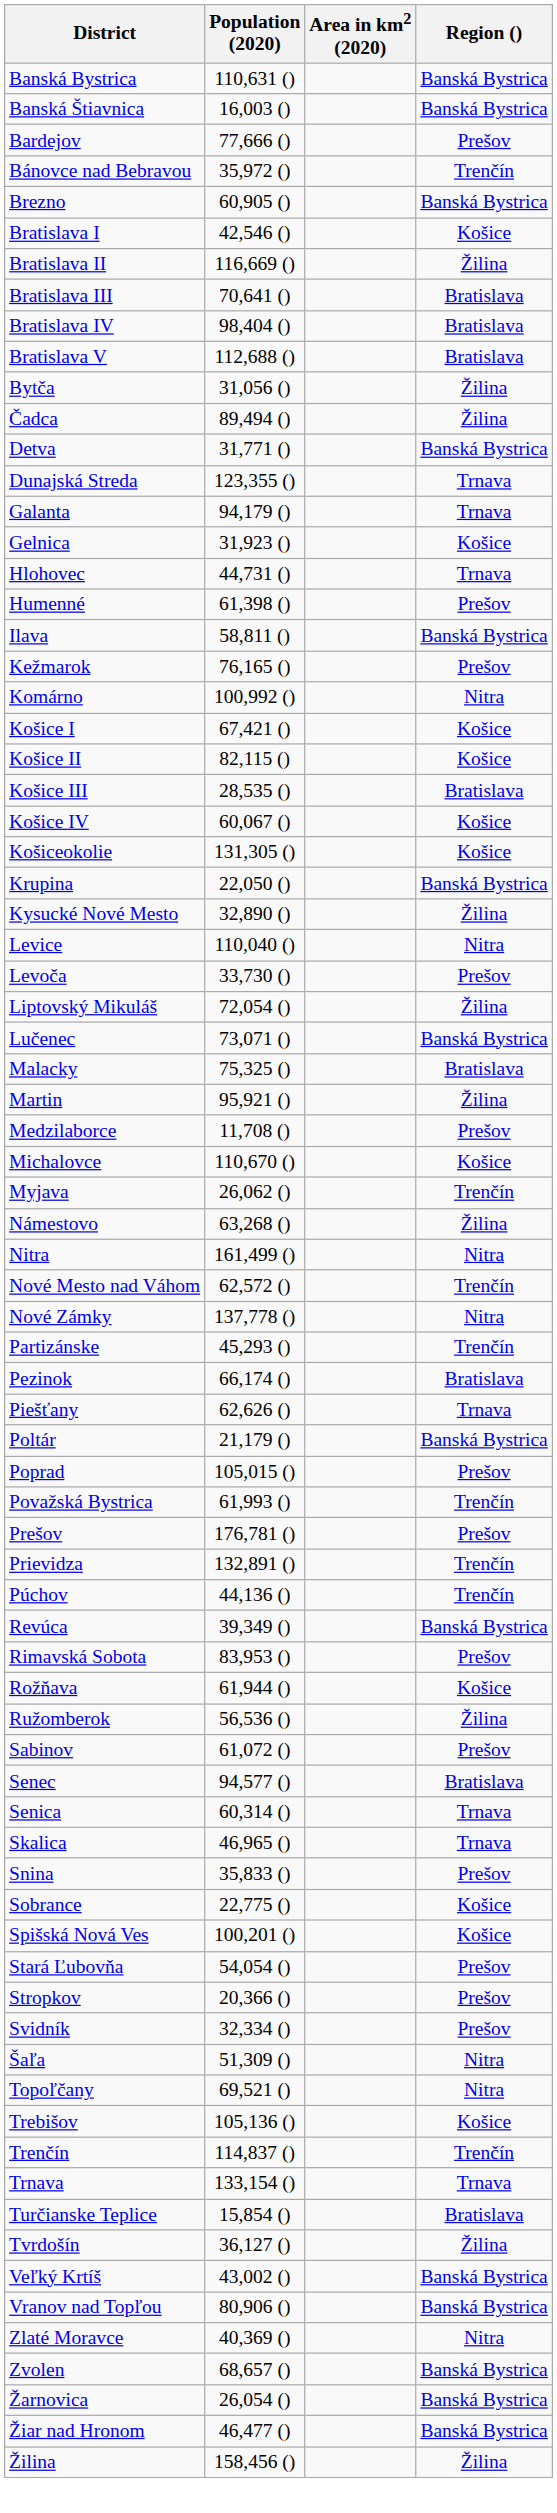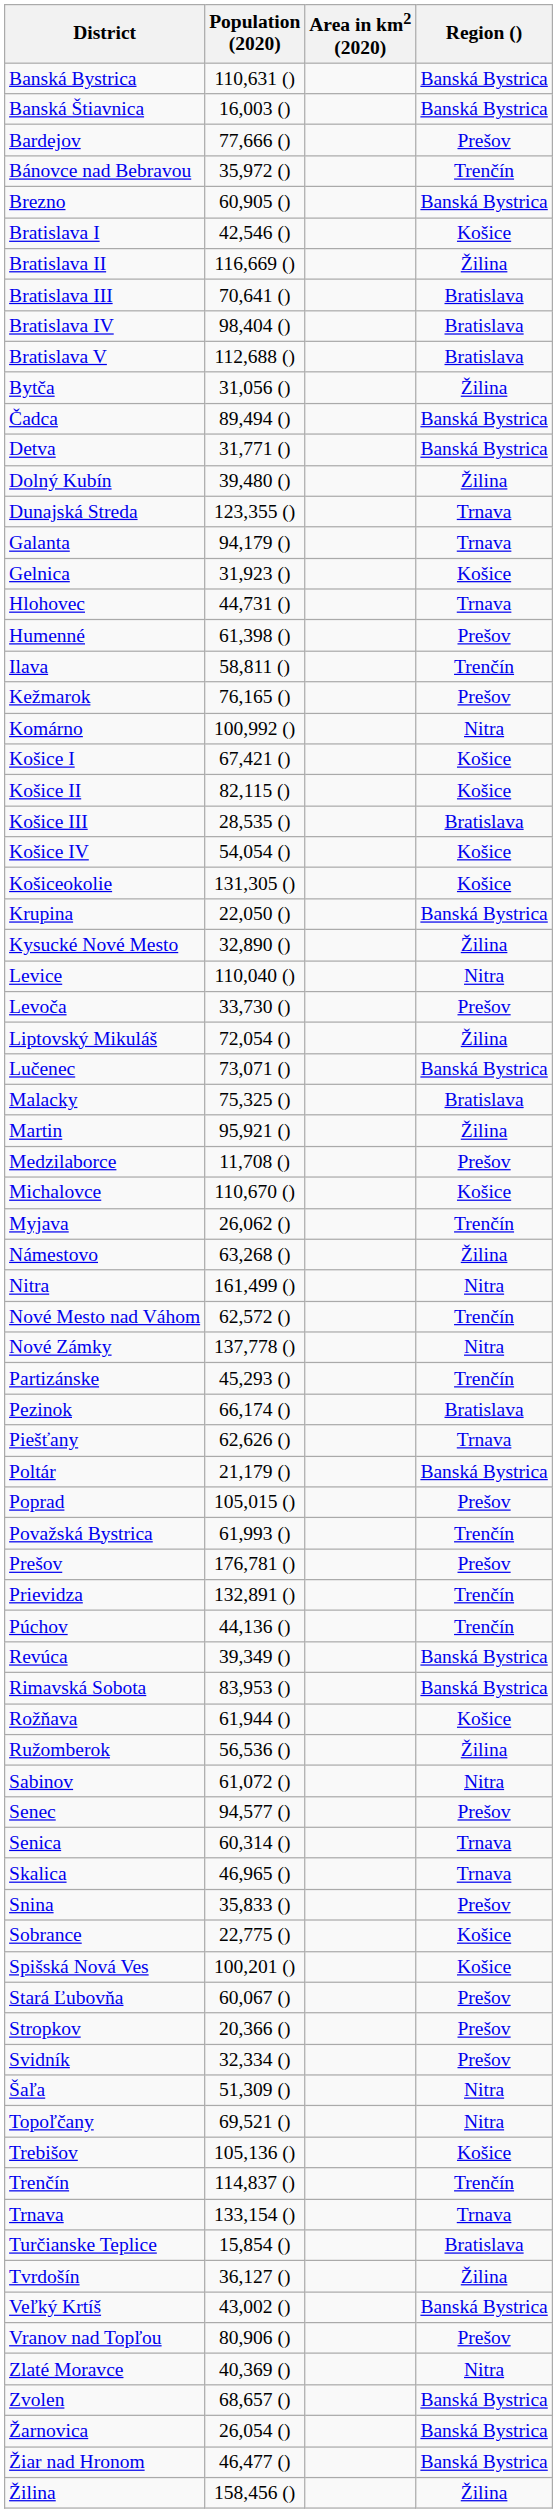(484, 418) Žilina -> (484, 418) Banská Bystrica
+ row: (60, 480)
(484, 635) Banská Bystrica -> (484, 666) Trenčín
(255, 821) 60,067 () -> (255, 852) 54,054 ()
(484, 1657) Prešov -> (484, 1687) Banská Bystrica
(484, 1749) Prešov -> (484, 1780) Nitra
(484, 1780) Bratislava -> (484, 1811) Prešov
(255, 1966) 54,054 () -> (255, 1997) 60,067 ()
(484, 2307) Banská Bystrica -> (484, 2338) Prešov
